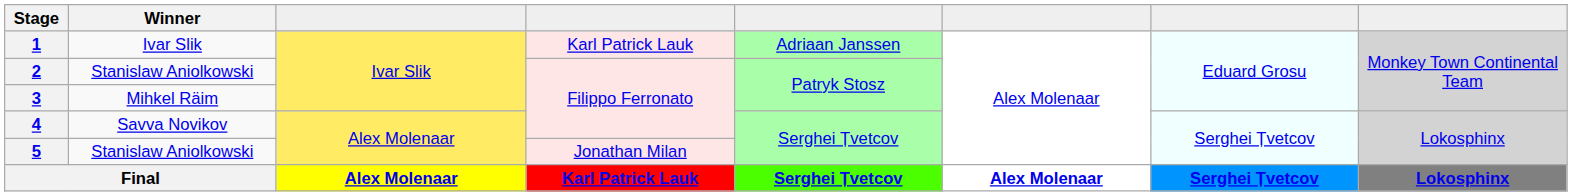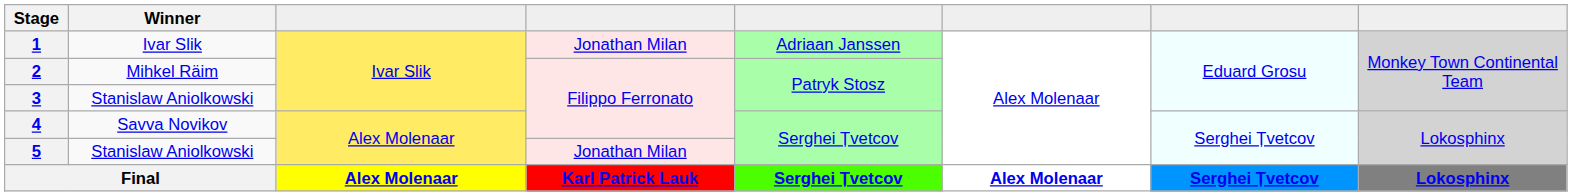(630, 45) Karl Patrick Lauk -> (630, 45) Jonathan Milan
(172, 72) Stanislaw Aniolkowski -> (172, 72) Mihkel Räim
(172, 98) Mihkel Räim -> (172, 98) Stanislaw Aniolkowski
